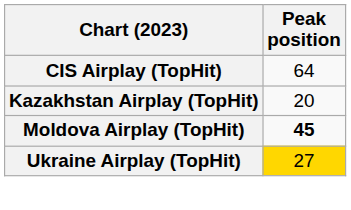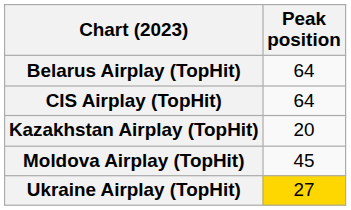+ row: (134, 70)
(304, 130) bold -> (304, 160) normal
